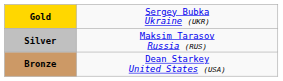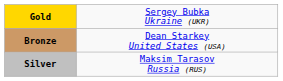rows swapped: (40, 41) <-> (40, 65)
